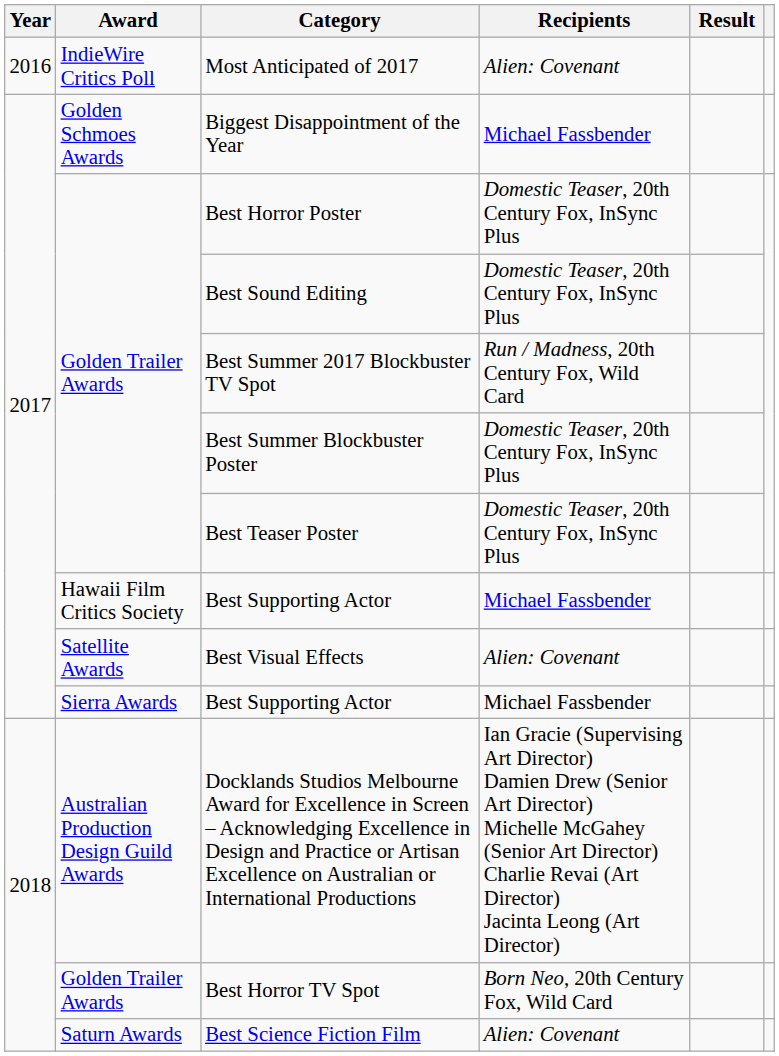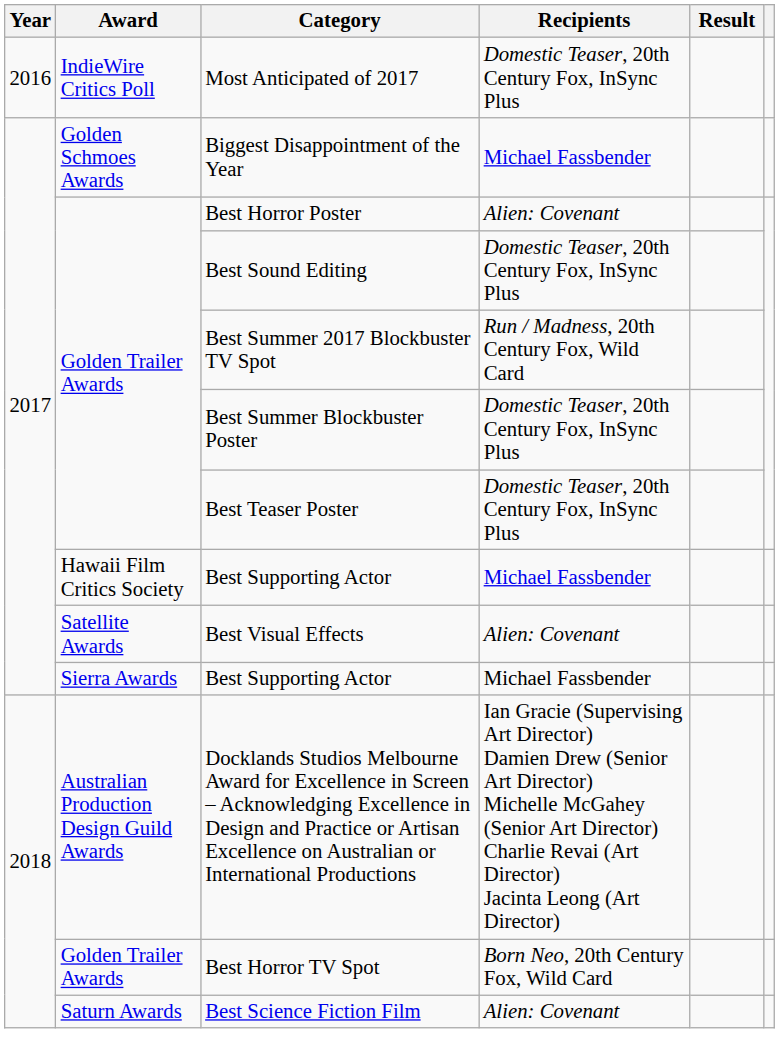(552, 65) Alien: Covenant -> (577, 77) Domestic Teaser, 20th Century Fox, InSync Plus
(577, 213) Domestic Teaser, 20th Century Fox, InSync Plus -> (552, 213) Alien: Covenant
